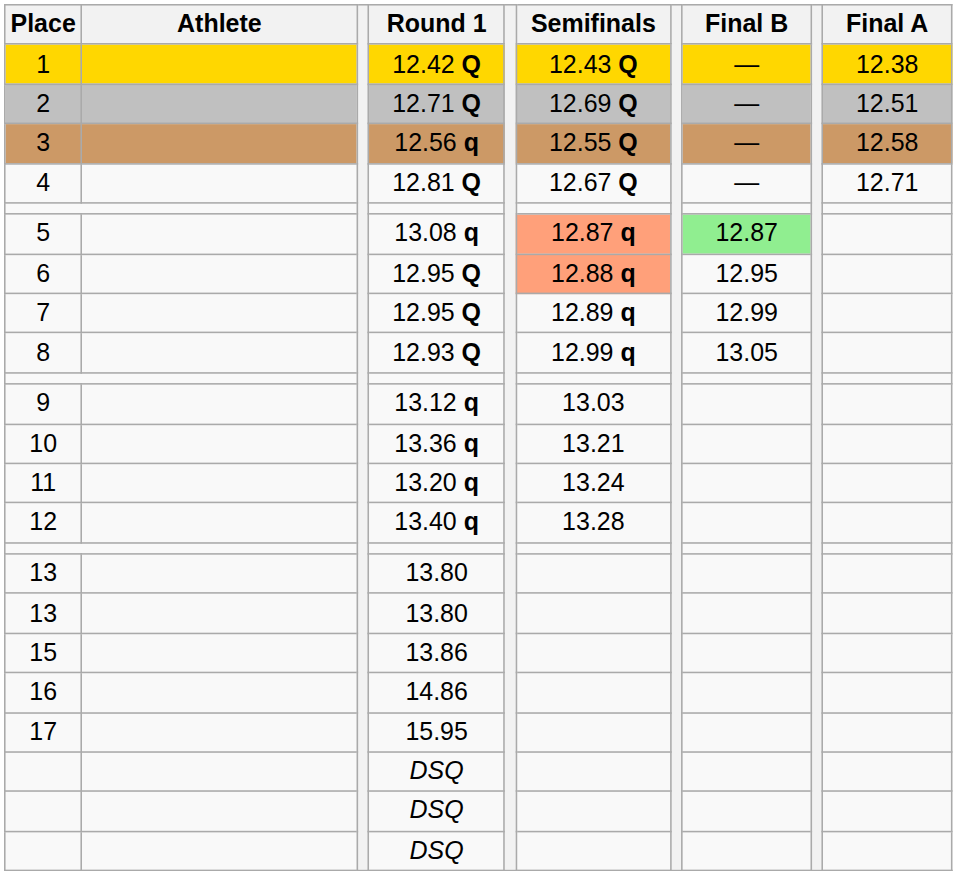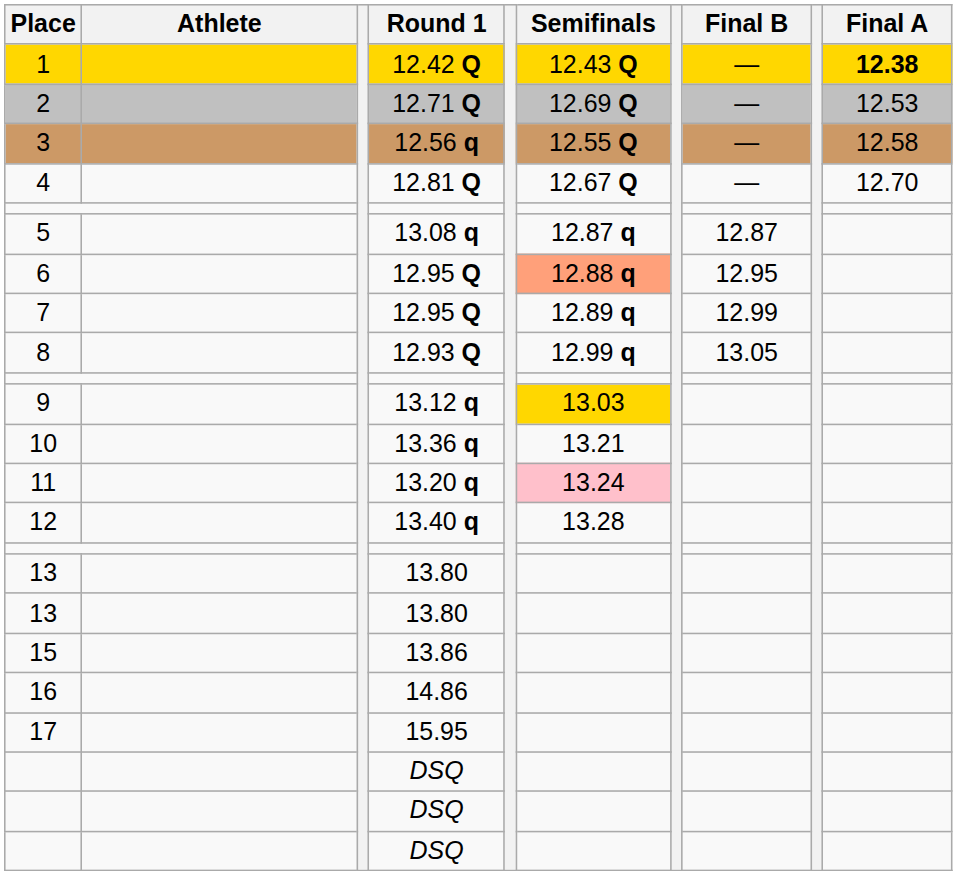(887, 63) normal -> (887, 63) bold
(887, 103) 12.51 -> (887, 103) 12.53
(887, 182) 12.71 -> (887, 182) 12.70
(593, 233) lightsalmon background -> (593, 233) no background
(747, 233) lightgreen background -> (747, 233) no background
(593, 403) no background -> (593, 403) gold background
(593, 482) no background -> (593, 482) pink background
